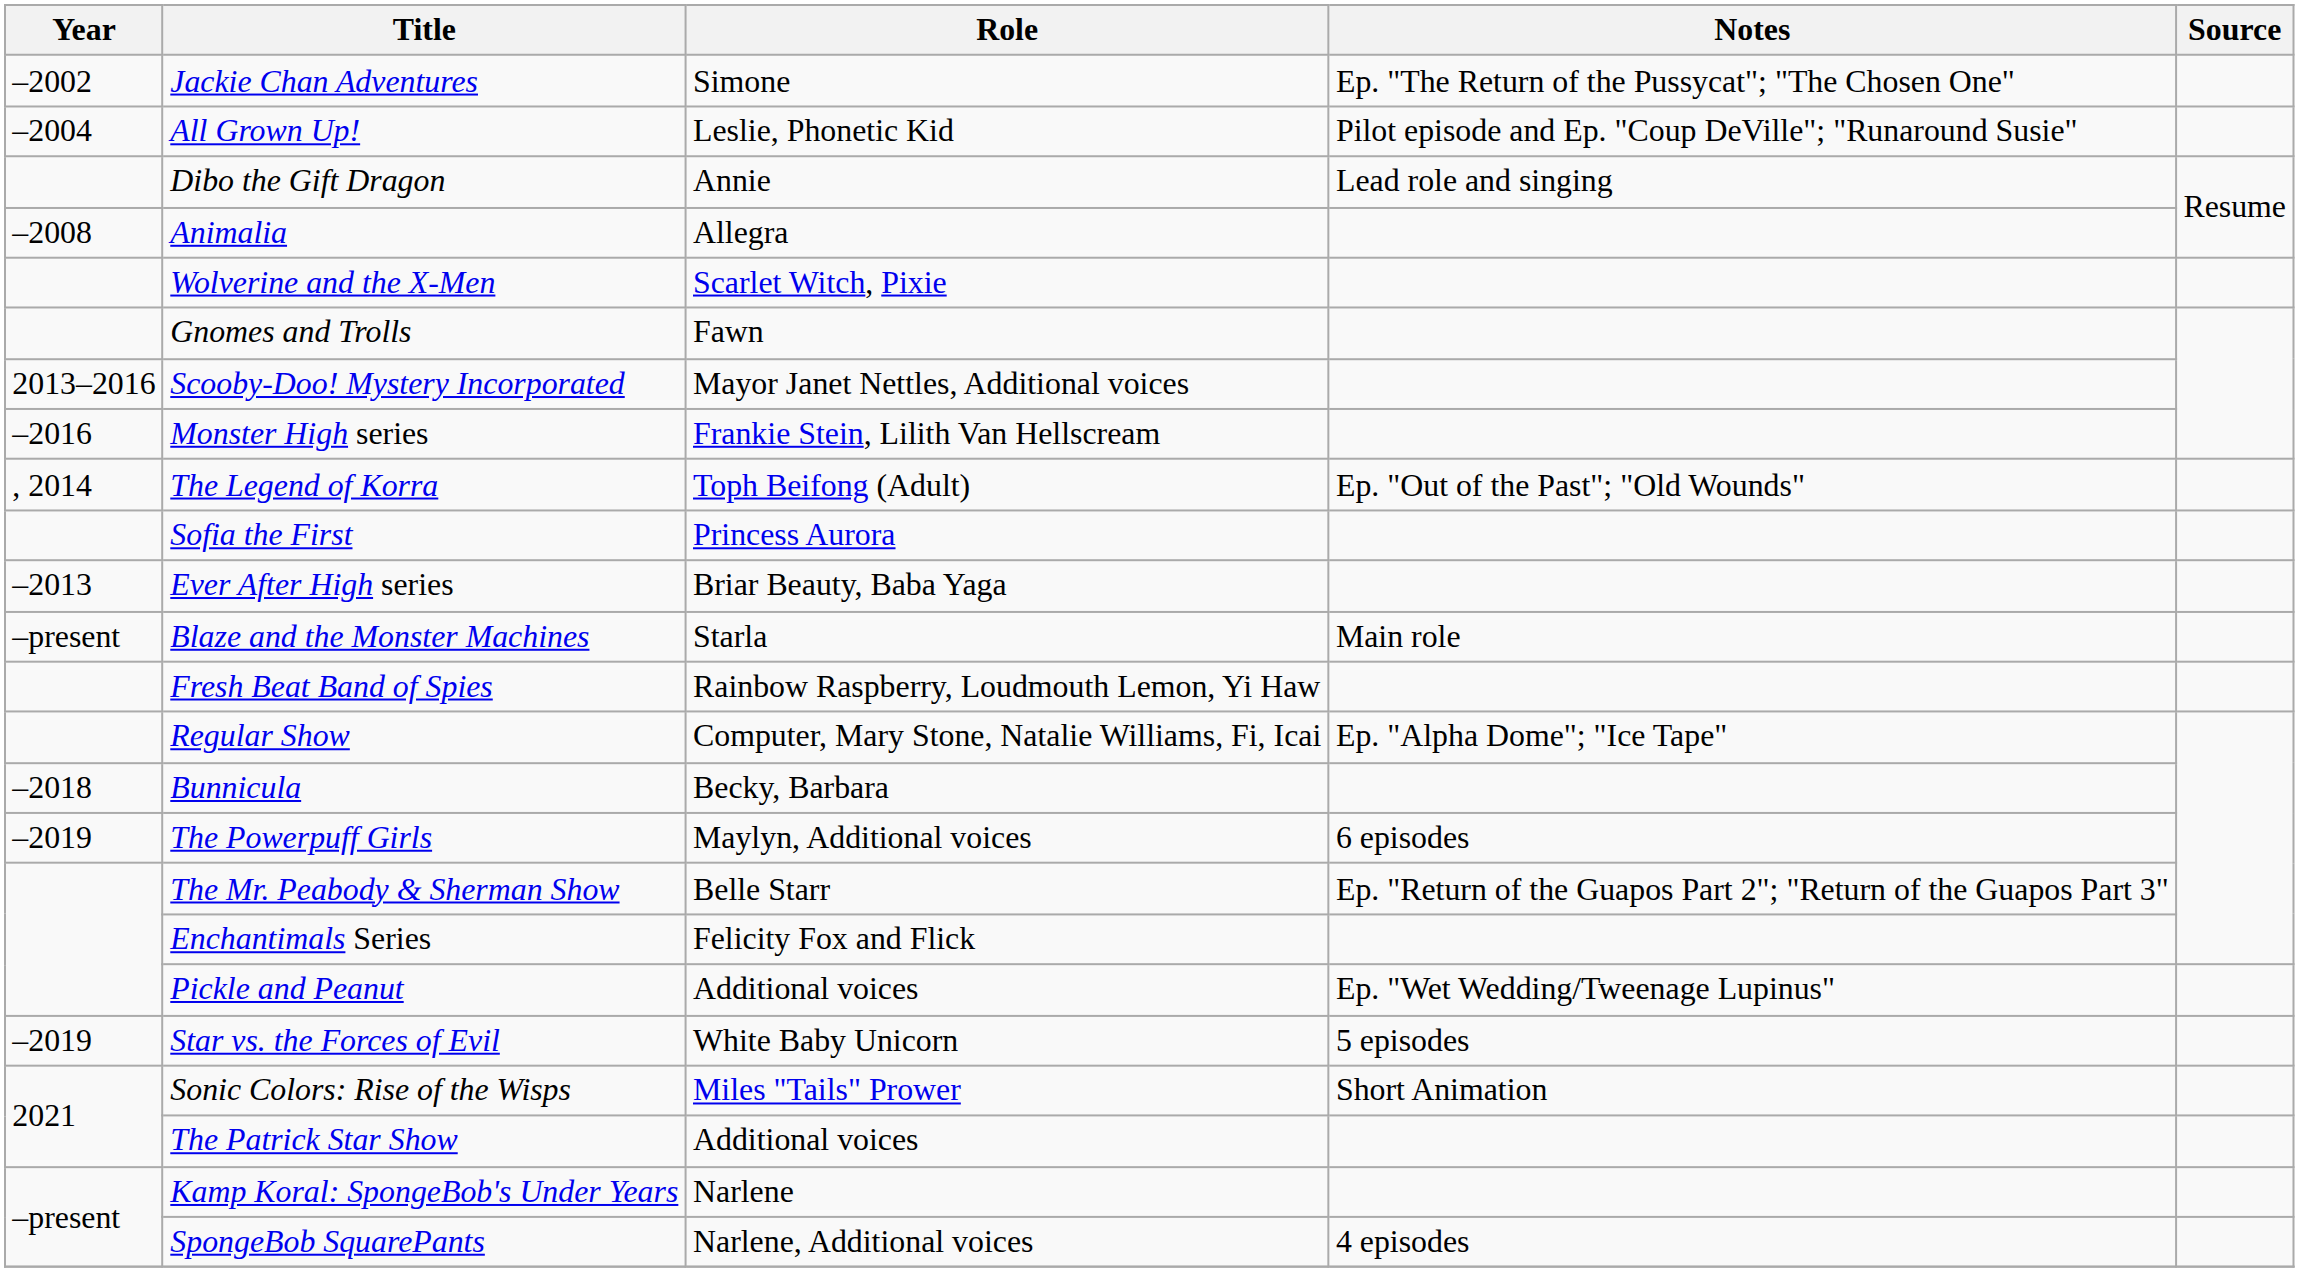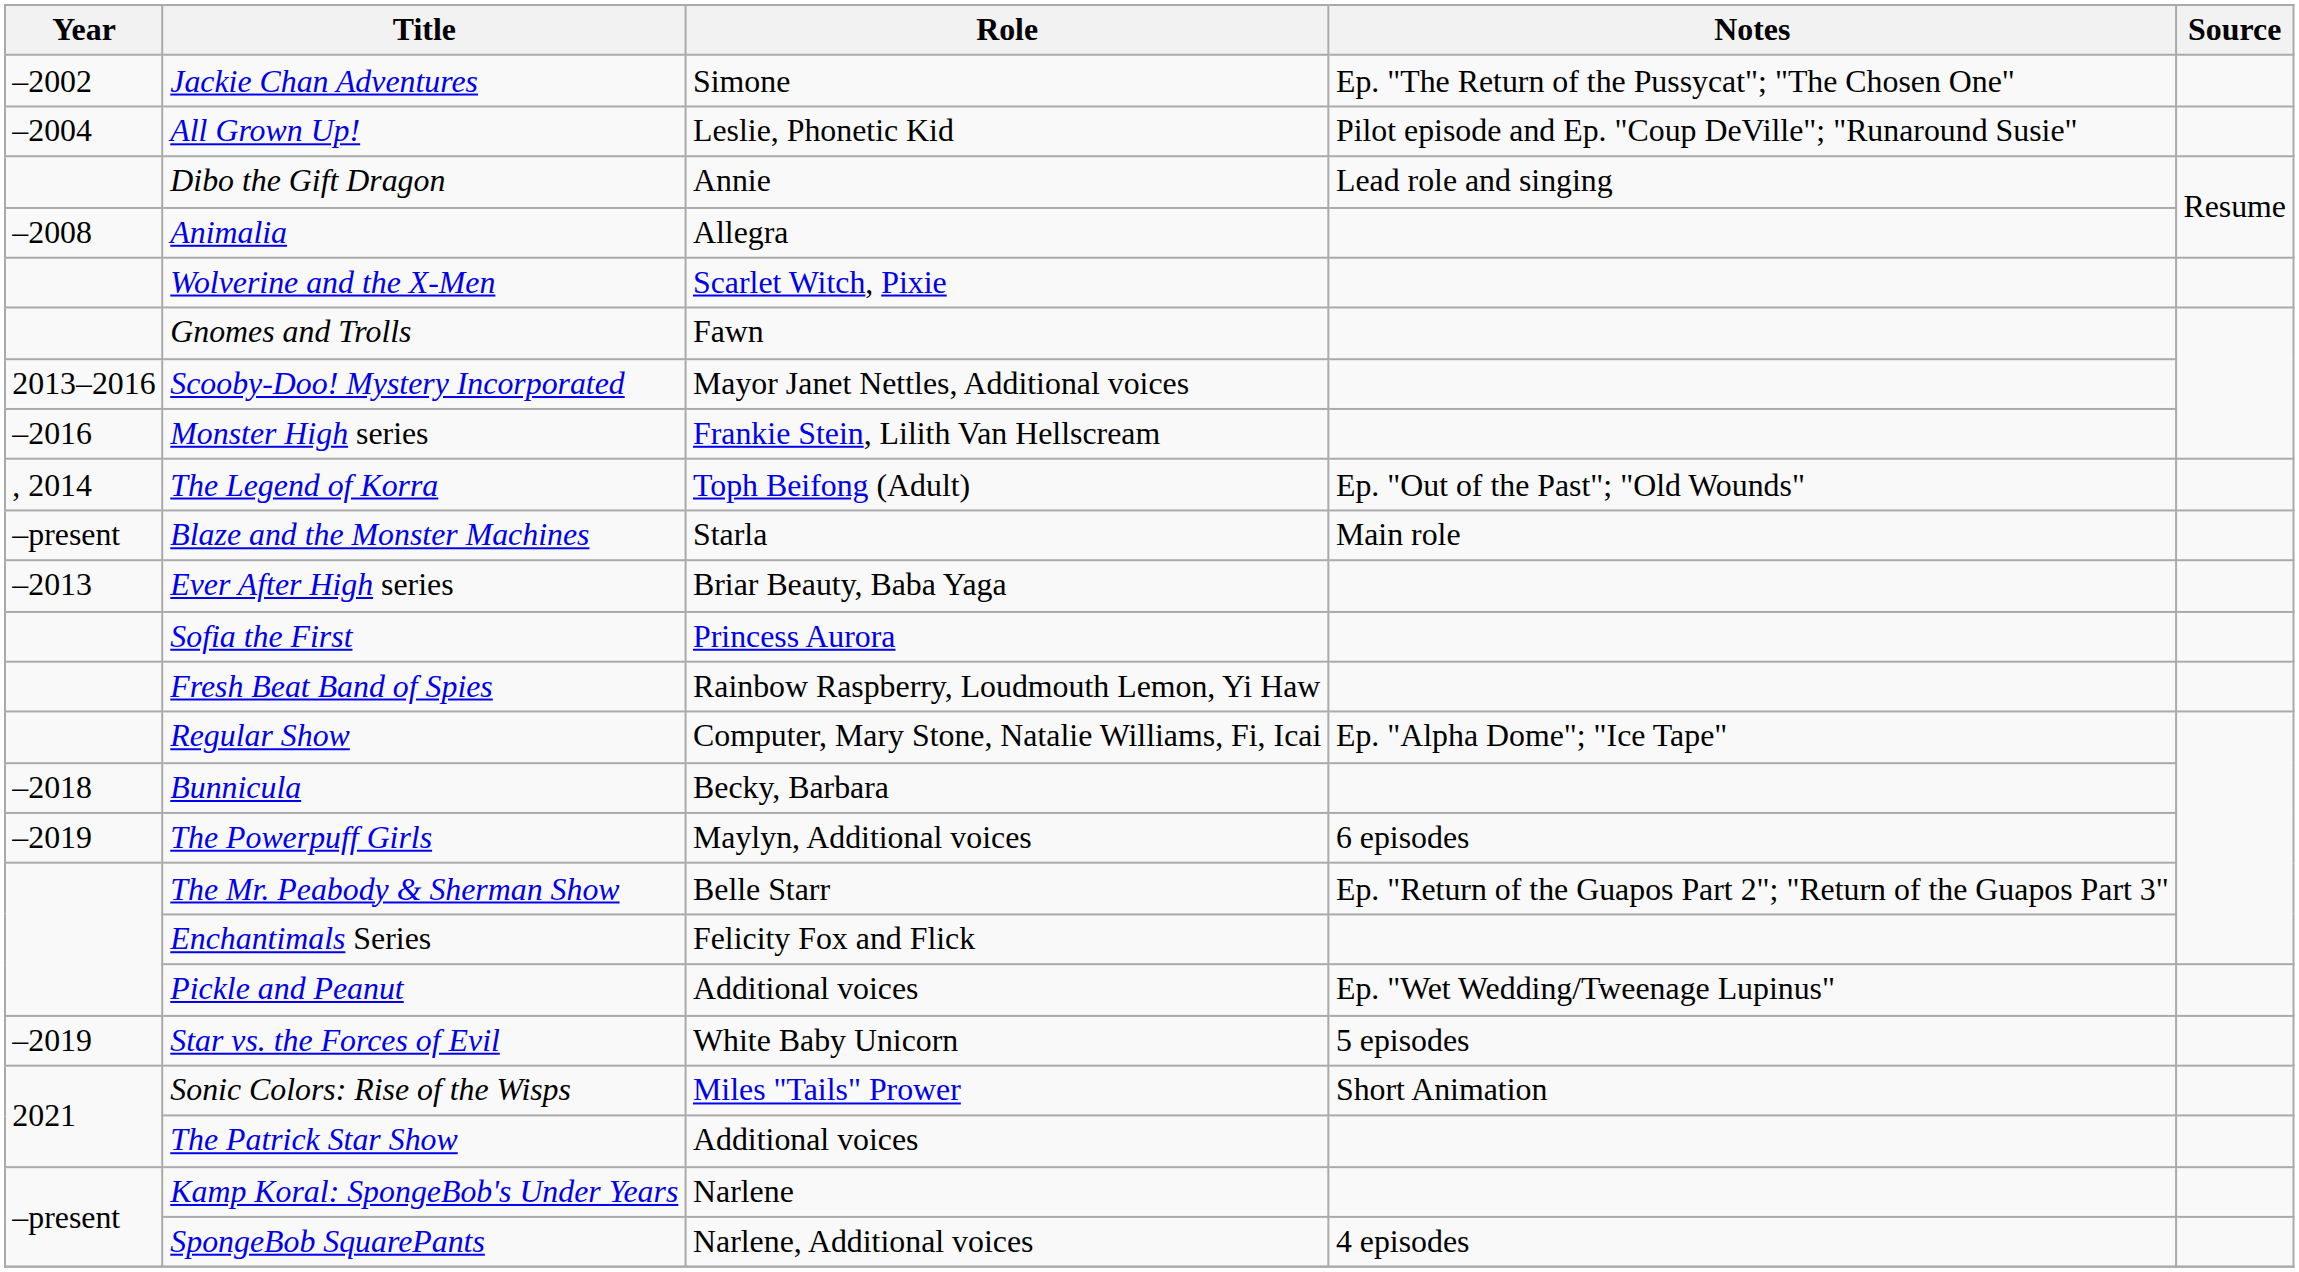rows swapped: (261, 534) <-> (380, 635)
